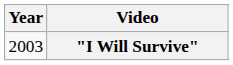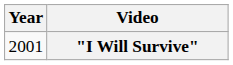(26, 45) 2003 -> (26, 45) 2001
